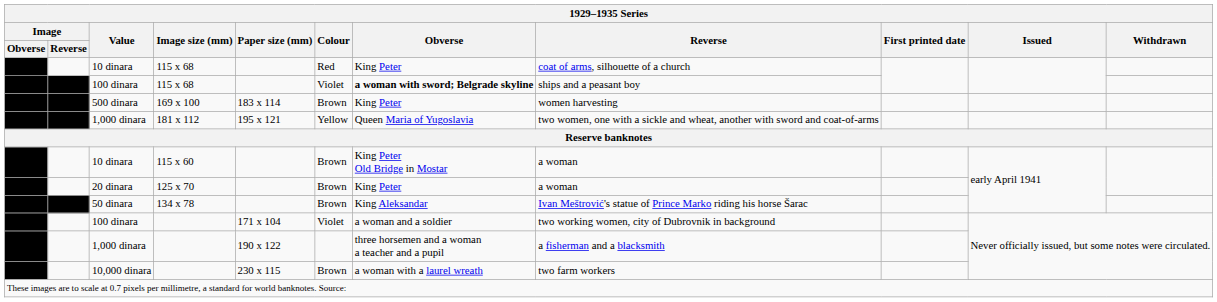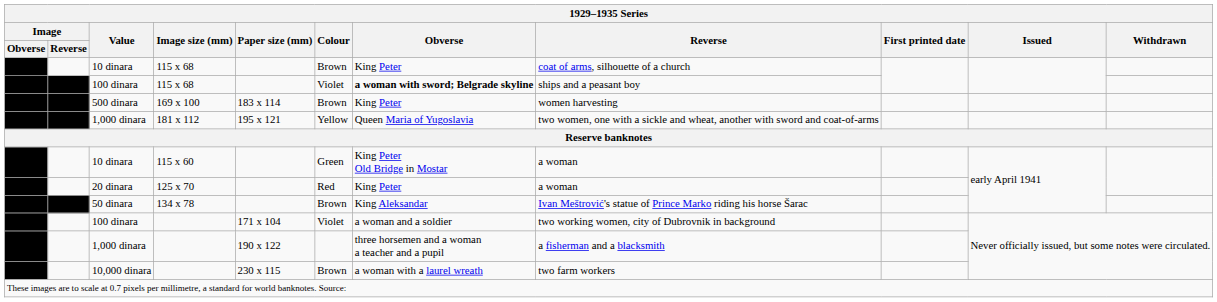(326, 67) Red -> (332, 67) Brown
(332, 162) Brown -> (331, 162) Green
(332, 186) Brown -> (326, 186) Red
